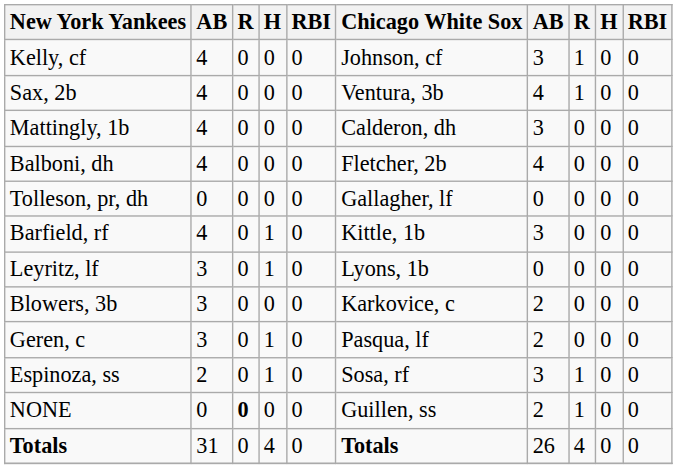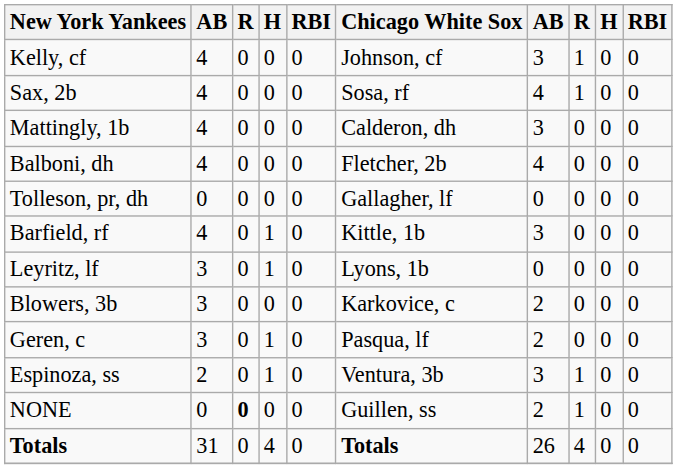(392, 92) Ventura, 3b -> (375, 92) Sosa, rf
(375, 374) Sosa, rf -> (392, 374) Ventura, 3b
